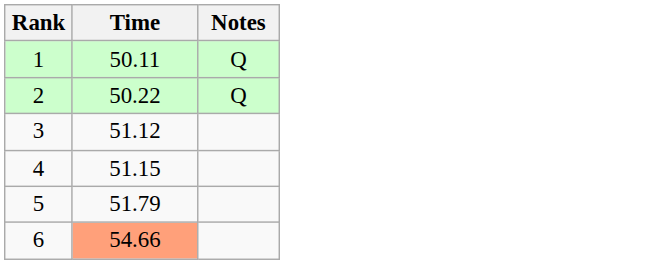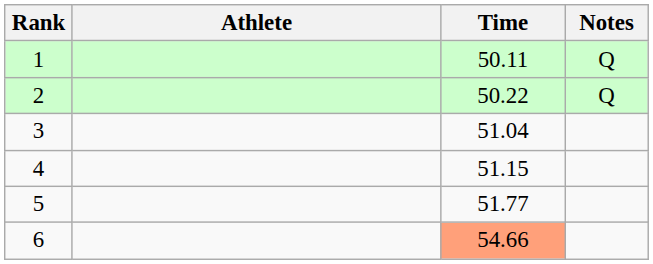+ column: (256, 22)
(135, 131) 51.12 -> (503, 131) 51.04
(135, 204) 51.79 -> (503, 204) 51.77
